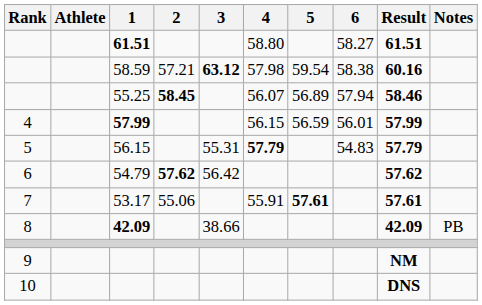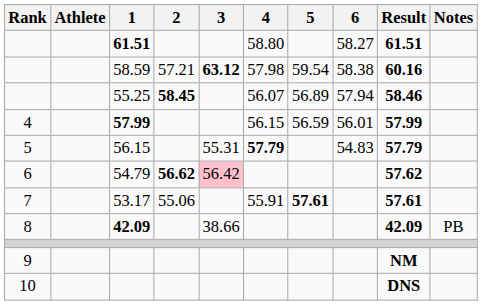(176, 174) 57.62 -> (176, 174) 56.62
(221, 174) no background -> (221, 174) pink background
